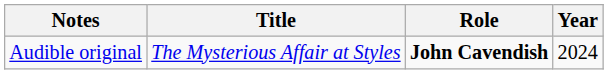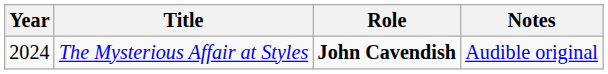columns swapped: (578, 20) <-> (76, 20)
